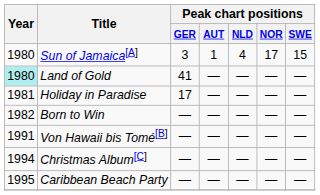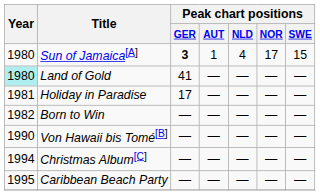(185, 55) normal -> (185, 55) bold
(21, 136) 1991 -> (21, 136) 1990
